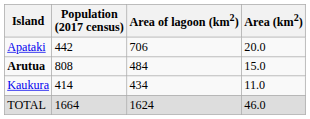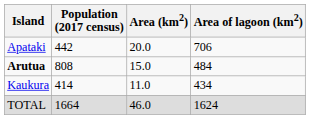columns swapped: (274, 20) <-> (184, 20)
